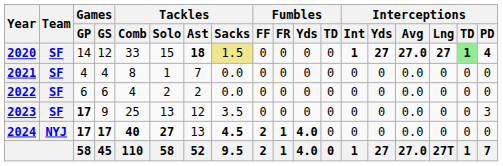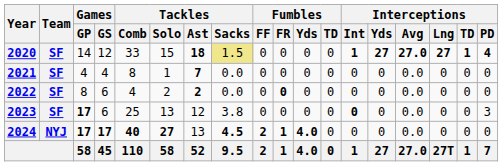(467, 53) lightgreen background -> (467, 53) no background
(198, 73) normal -> (198, 73) bold
(84, 92) 6 -> (84, 92) 8
(198, 92) normal -> (198, 92) bold
(283, 92) normal -> (283, 92) bold
(105, 112) 9 -> (105, 112) 6
(232, 112) 3.5 -> (232, 112) 3.8
(354, 112) normal -> (354, 112) bold
